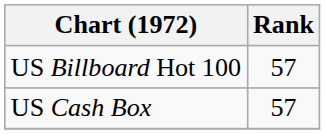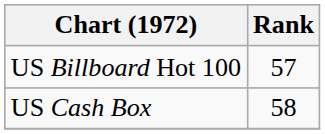(283, 107) 57 -> (283, 107) 58
